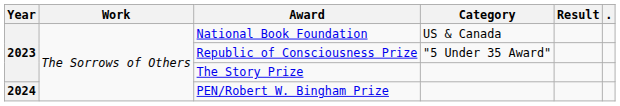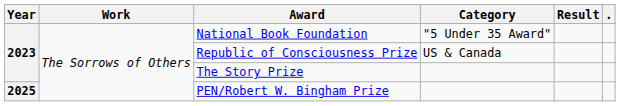(462, 33) US & Canada -> (487, 33) "5 Under 35 Award"
(487, 53) "5 Under 35 Award" -> (462, 53) US & Canada
(22, 91) 2024 -> (22, 91) 2025
